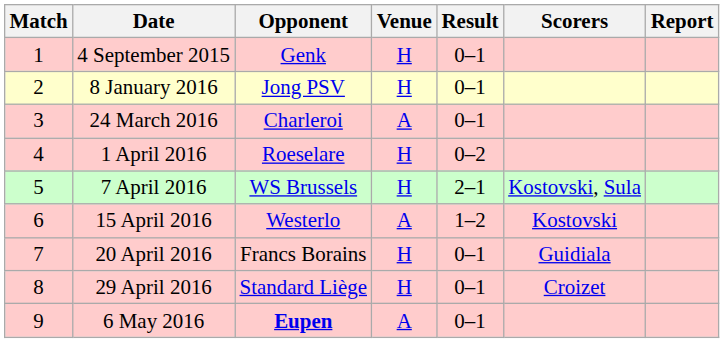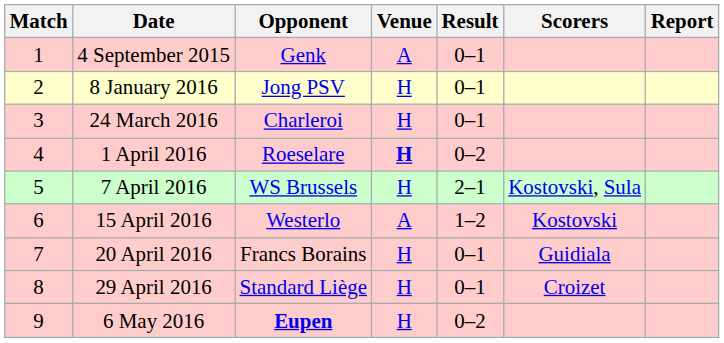(404, 54) H -> (404, 54) A
(404, 120) A -> (404, 120) H
(404, 154) normal -> (404, 154) bold
(404, 320) A -> (404, 320) H
(470, 320) 0–1 -> (470, 320) 0–2
